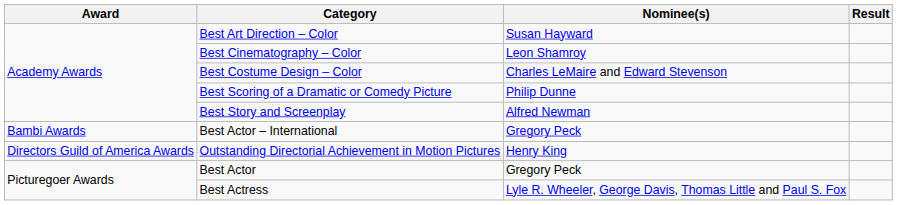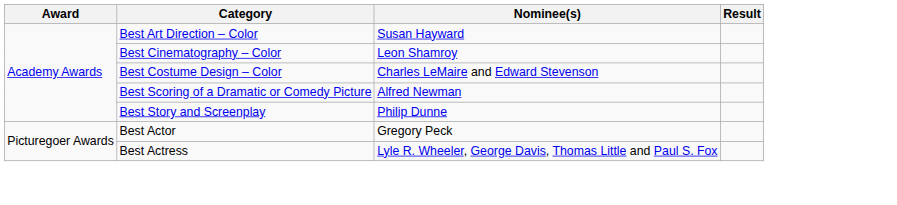(541, 92) Philip Dunne -> (419, 92) Alfred Newman
(548, 111) Alfred Newman -> (412, 111) Philip Dunne
- row: (268, 131)
- row: (350, 151)
